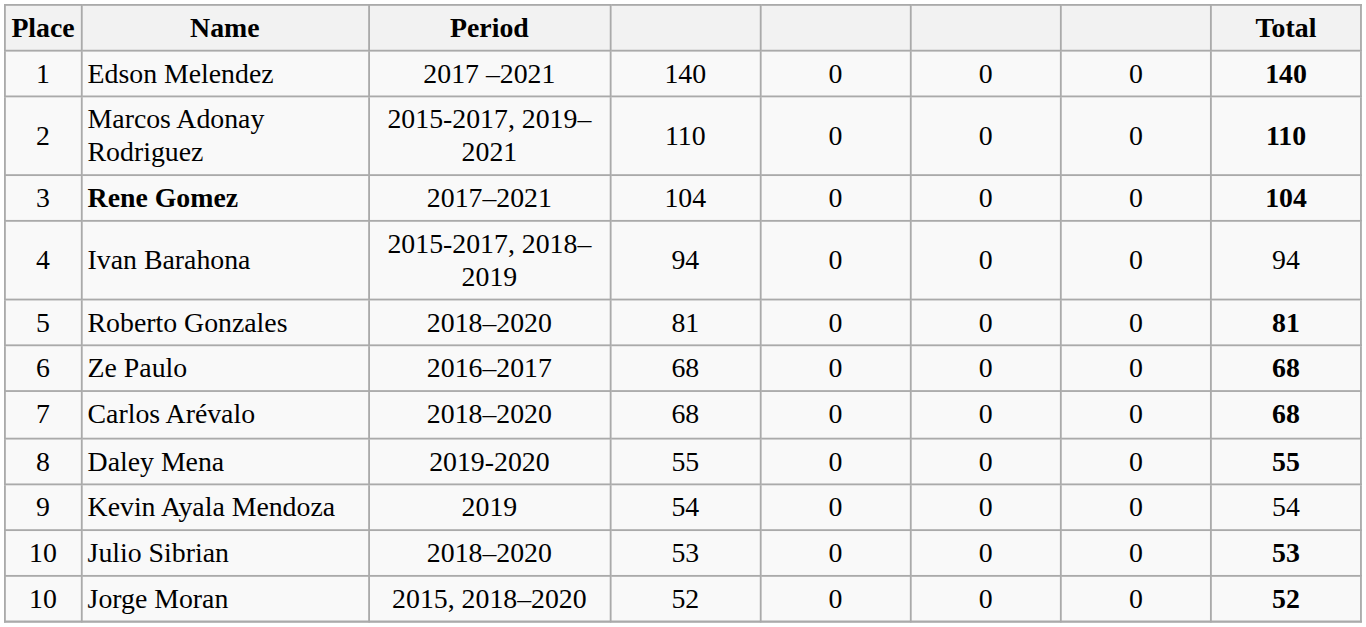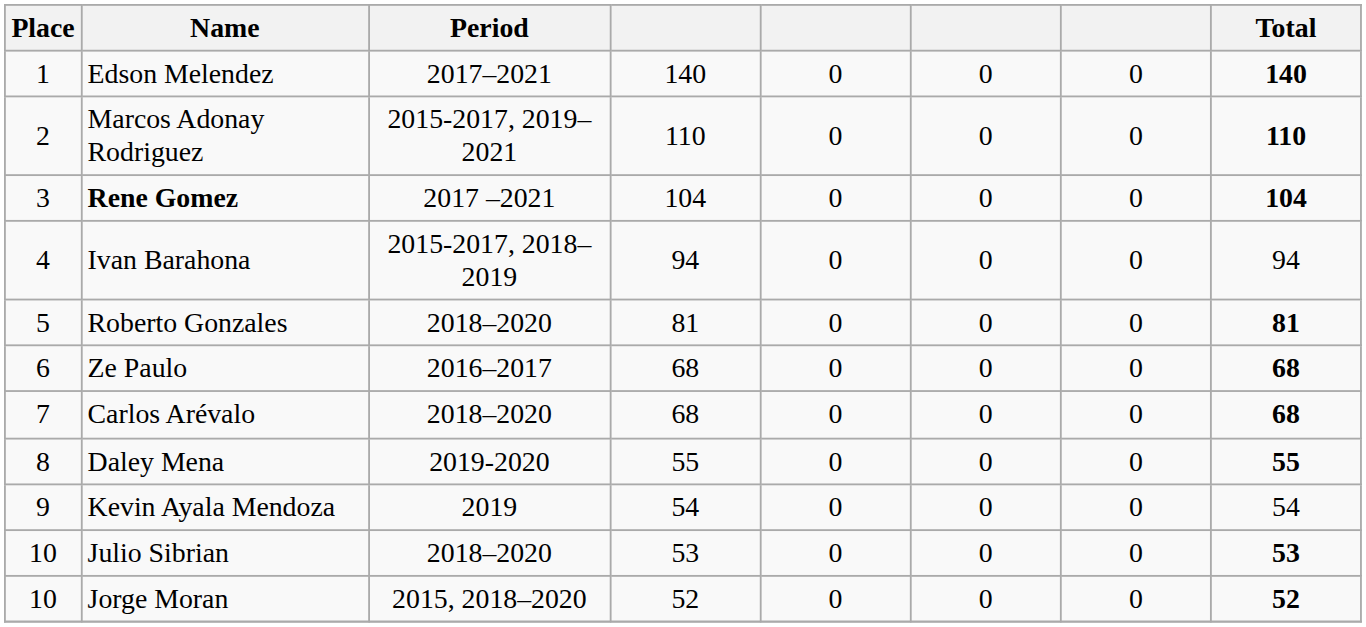(489, 73) 2017 –2021 -> (489, 73) 2017–2021
(489, 198) 2017–2021 -> (489, 198) 2017 –2021
